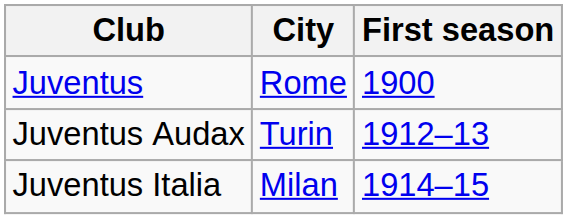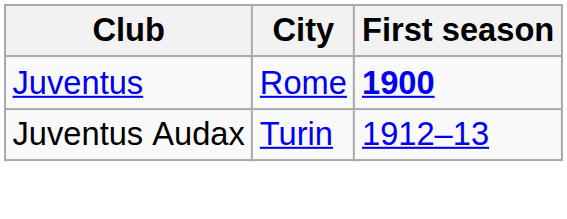(398, 82) normal -> (398, 82) bold
- row: (117, 185)
